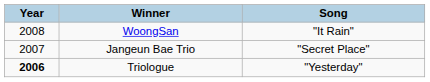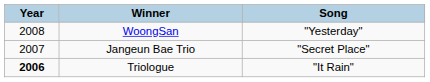(333, 31) "It Rain" -> (333, 31) "Yesterday"
(333, 67) "Yesterday" -> (333, 67) "It Rain"
